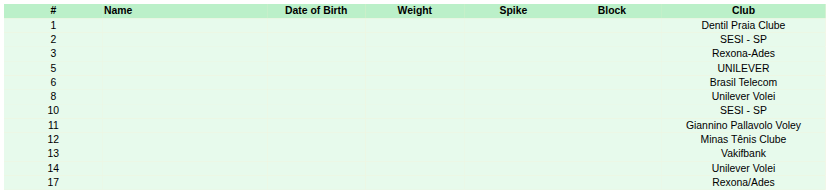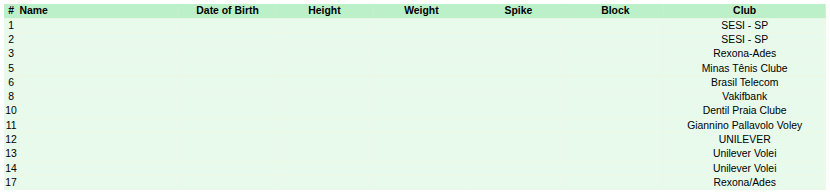+ column: (324, 11)
(743, 25) Dentil Praia Clube -> (745, 25) SESI - SP
(743, 68) UNILEVER -> (745, 68) Minas Tênis Clube
(743, 97) Unilever Volei -> (745, 97) Vakifbank
(743, 111) SESI - SP -> (745, 111) Dentil Praia Clube
(743, 140) Minas Tênis Clube -> (745, 140) UNILEVER
(743, 154) Vakifbank -> (745, 154) Unilever Volei
